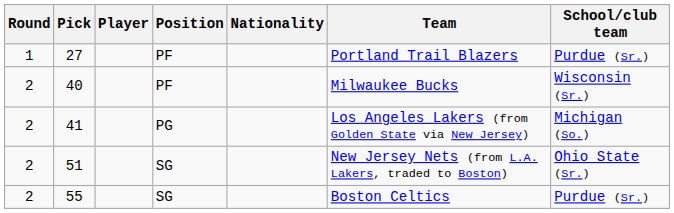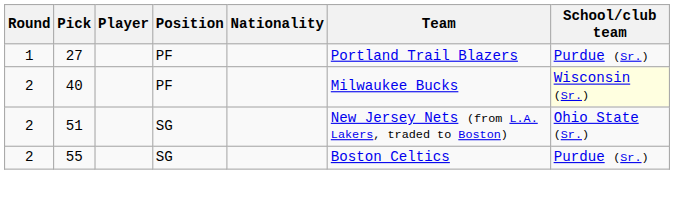(592, 86) no background -> (592, 86) lightyellow background
- row: (74, 126)
